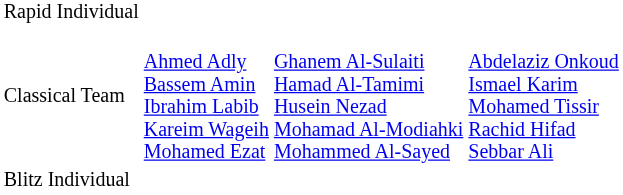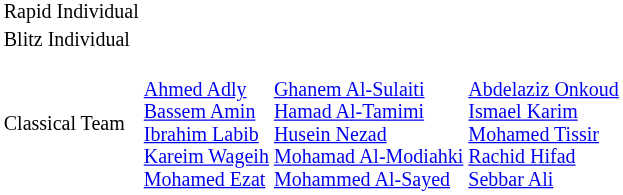rows swapped: (67, 179) <-> (64, 95)
